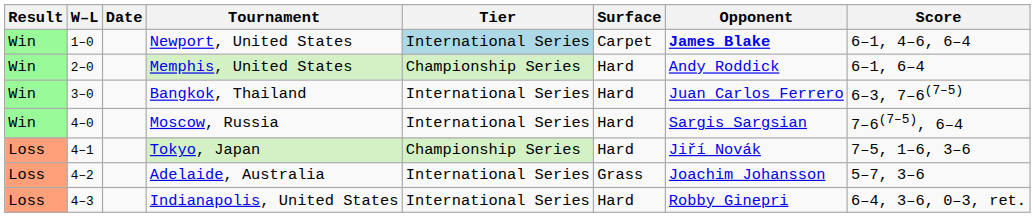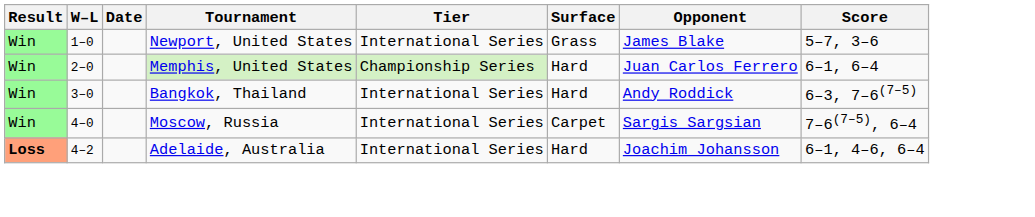(498, 42) lightblue background -> (452, 42) no background
(625, 42) Carpet -> (574, 42) Grass
(720, 42) bold -> (673, 42) normal
(911, 42) 6–1, 4–6, 6–4 -> (842, 42) 5–7, 3–6
(724, 67) Andy Roddick -> (710, 67) Juan Carlos Ferrero
(756, 94) Juan Carlos Ferrero -> (678, 94) Andy Roddick
(616, 123) Hard -> (579, 123) Carpet
- row: (205, 150)
(27, 175) normal -> (27, 150) bold
(620, 175) Grass -> (570, 150) Hard
(888, 175) 5–7, 3–6 -> (865, 150) 6–1, 4–6, 6–4
- row: (274, 200)
